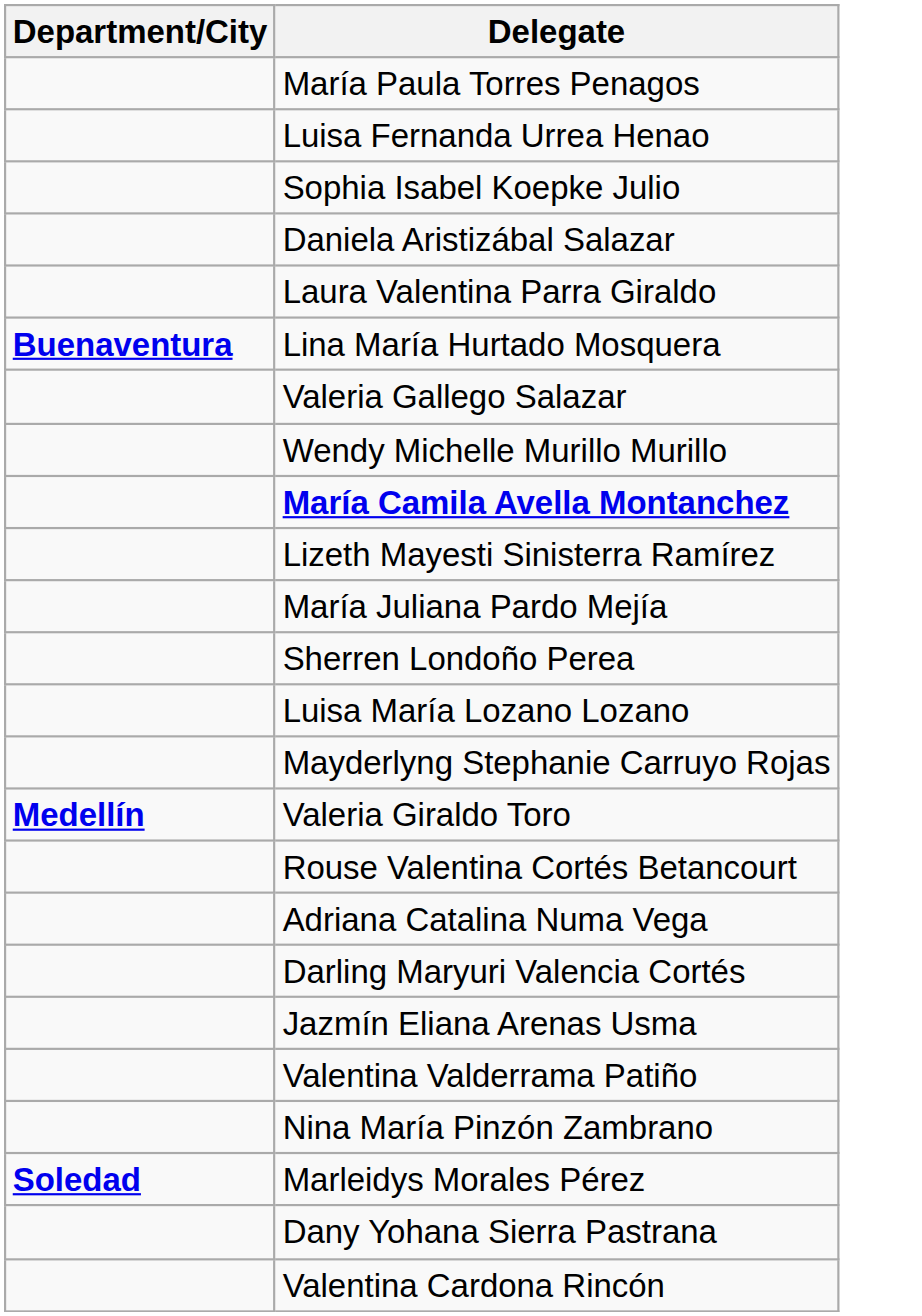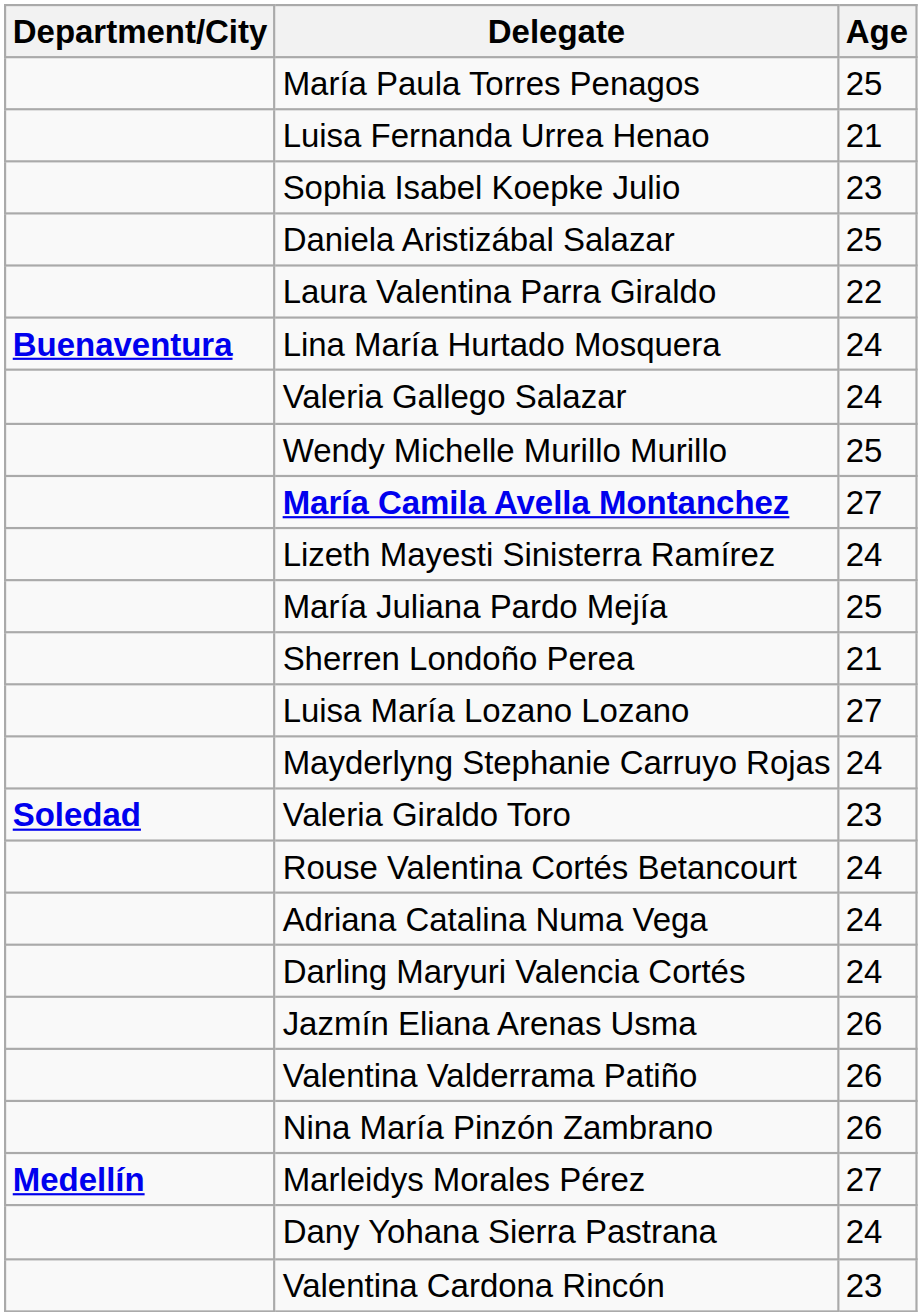+ column: (877, 31)
(79, 815) Medellín -> (77, 815) Soledad
(77, 1180) Soledad -> (79, 1180) Medellín
